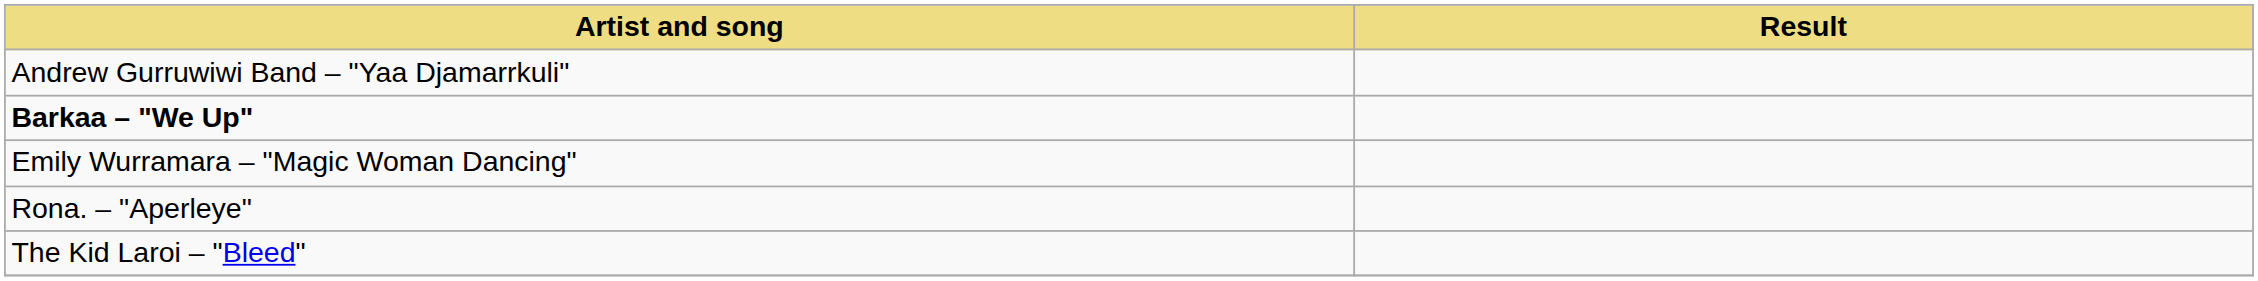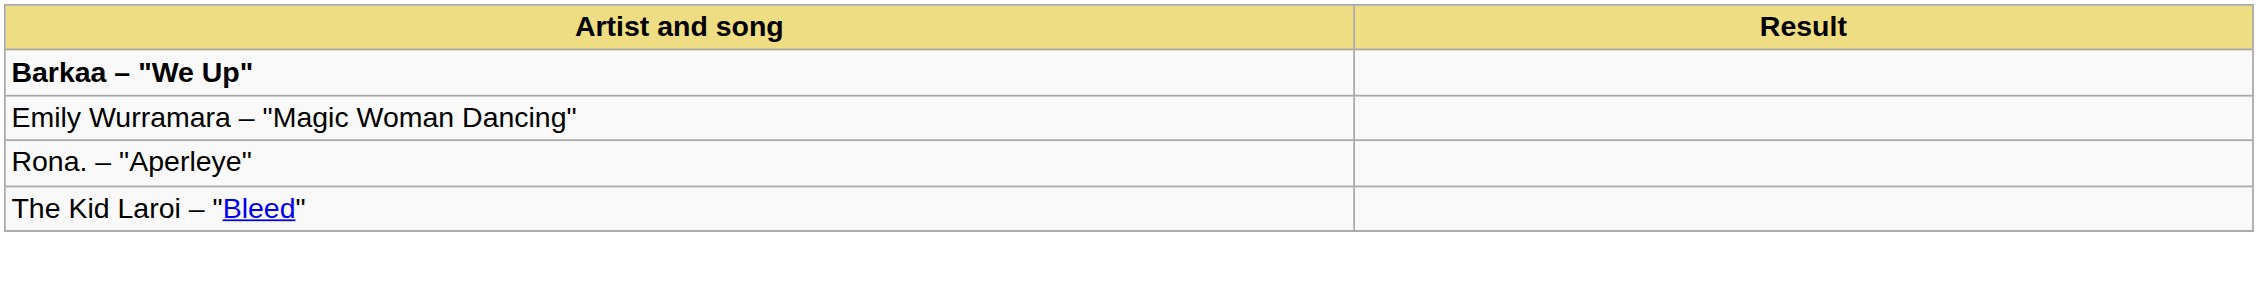- row: (290, 72)
